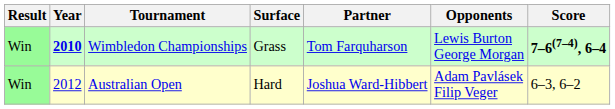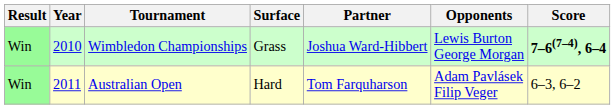(67, 46) bold -> (67, 46) normal
(357, 46) Tom Farquharson -> (367, 46) Joshua Ward-Hibbert
(67, 84) 2012 -> (67, 84) 2011
(367, 84) Joshua Ward-Hibbert -> (357, 84) Tom Farquharson
